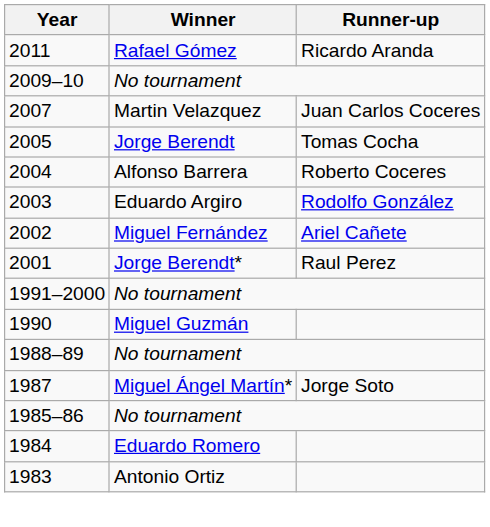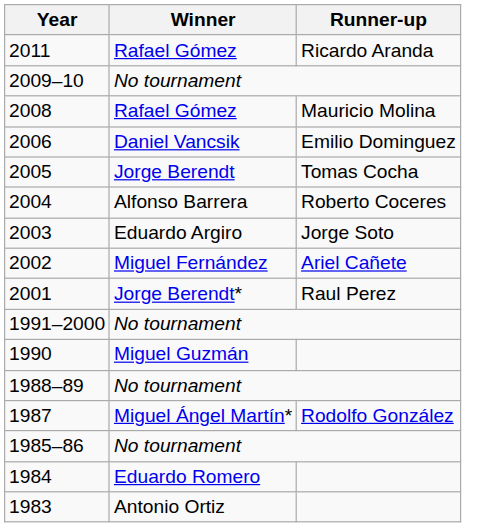+ row: (30, 111)
- row: (30, 111)
+ row: (30, 141)
(377, 202) Rodolfo González -> (348, 232) Jorge Soto
(348, 385) Jorge Soto -> (377, 415) Rodolfo González
